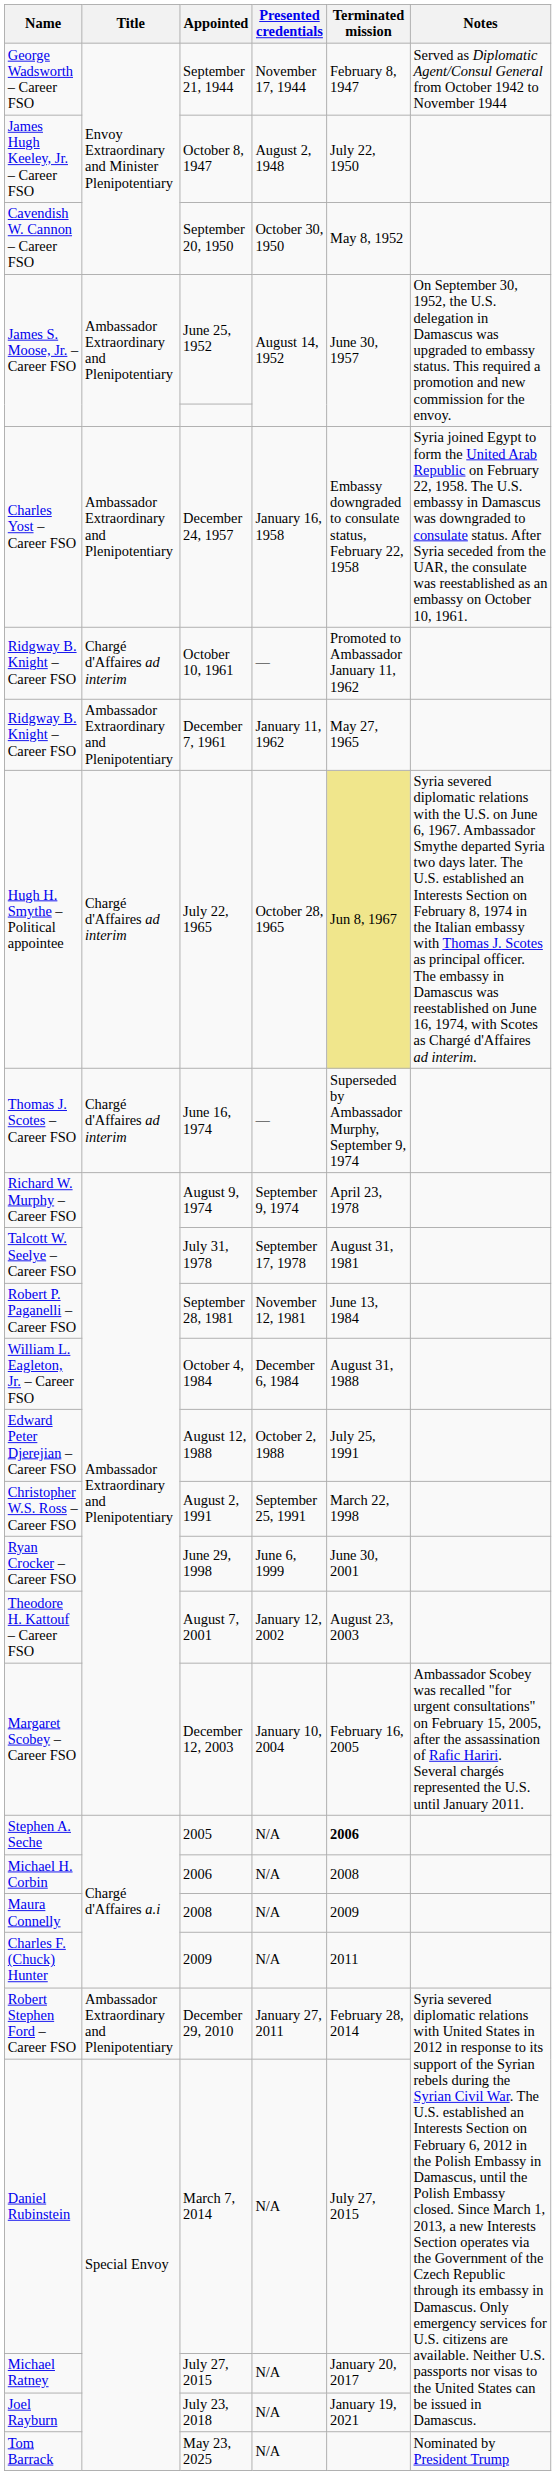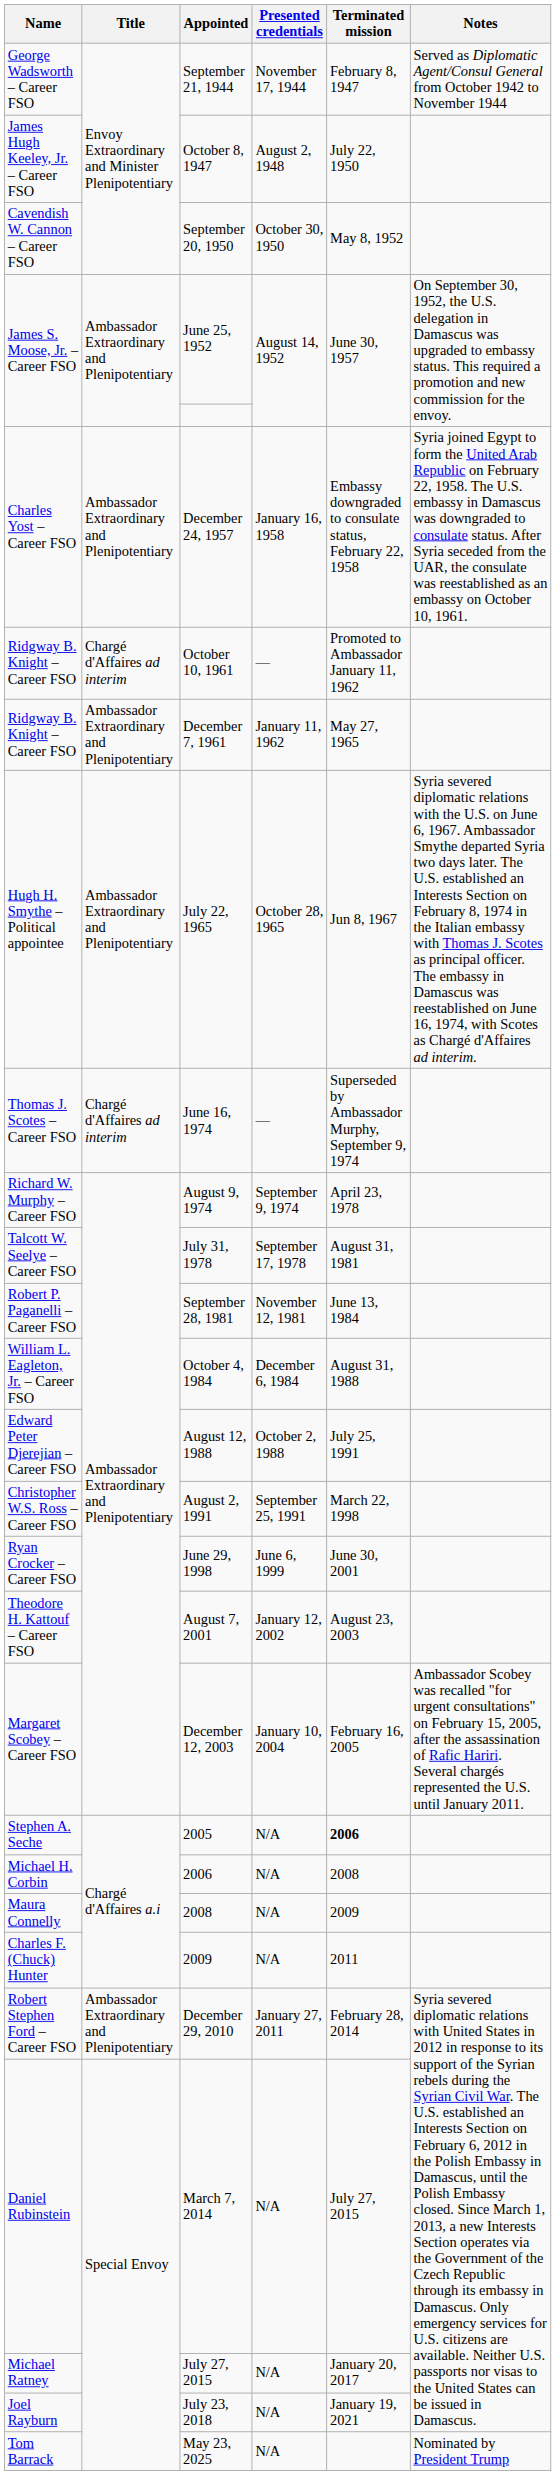(122, 919) Chargé d'Affaires ad interim -> (129, 919) Ambassador Extraordinary and Plenipotentiary
(364, 919) khaki background -> (364, 919) no background
